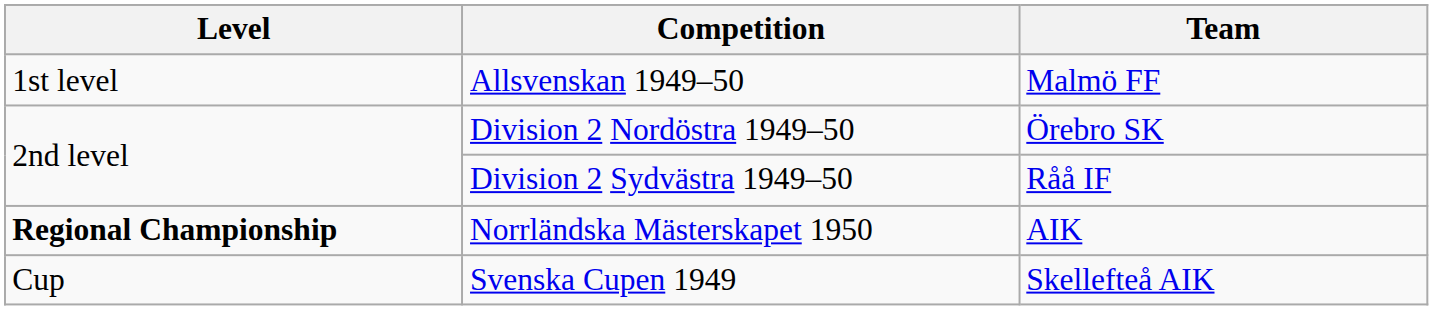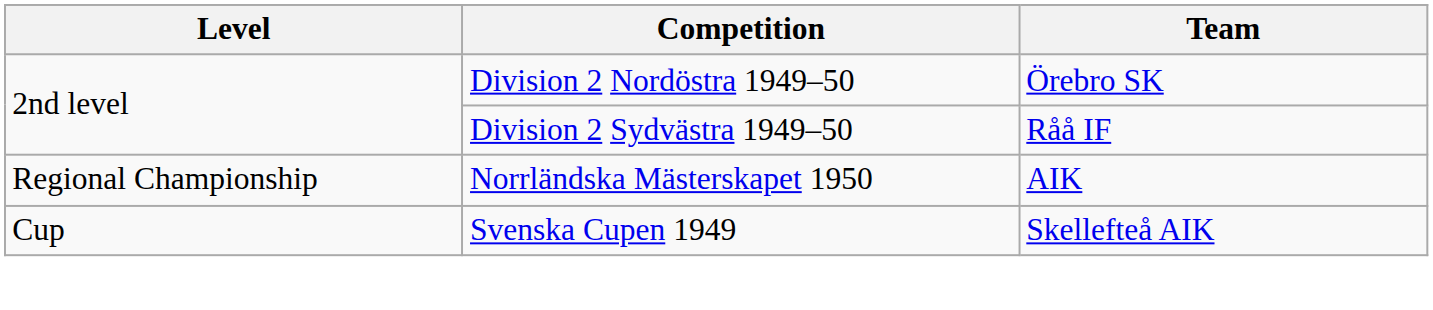- row: (607, 79)
(175, 229) bold -> (165, 179) normal
